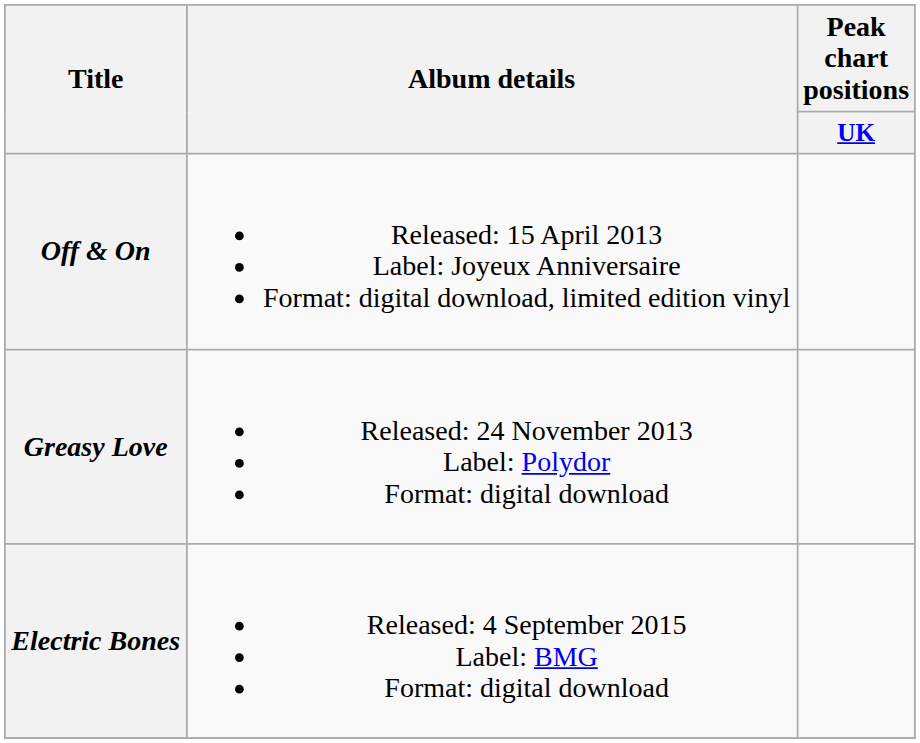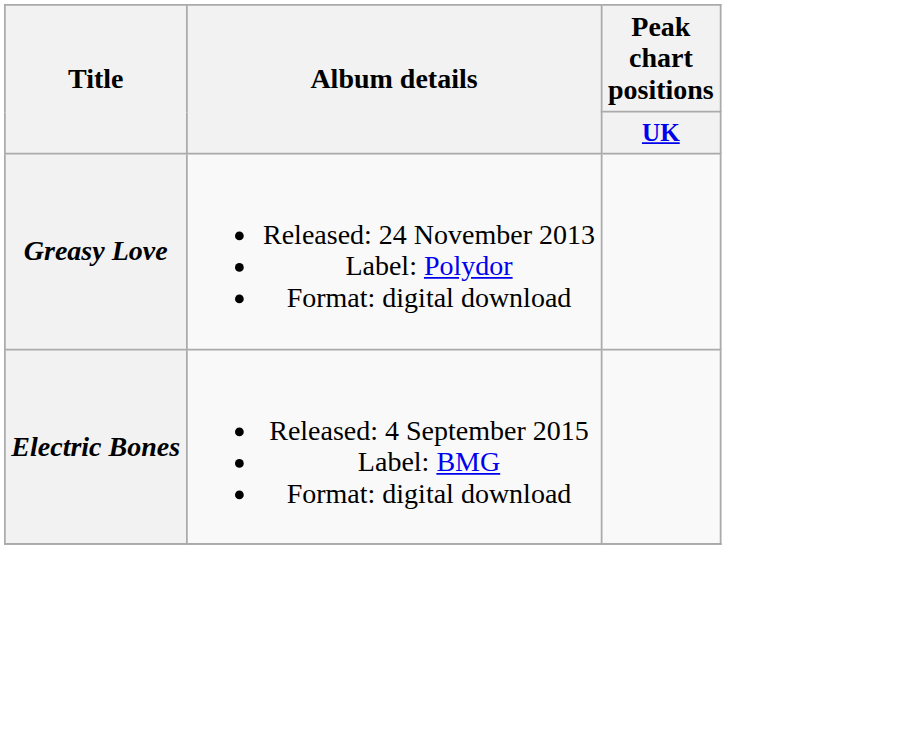- row: (96, 250)
